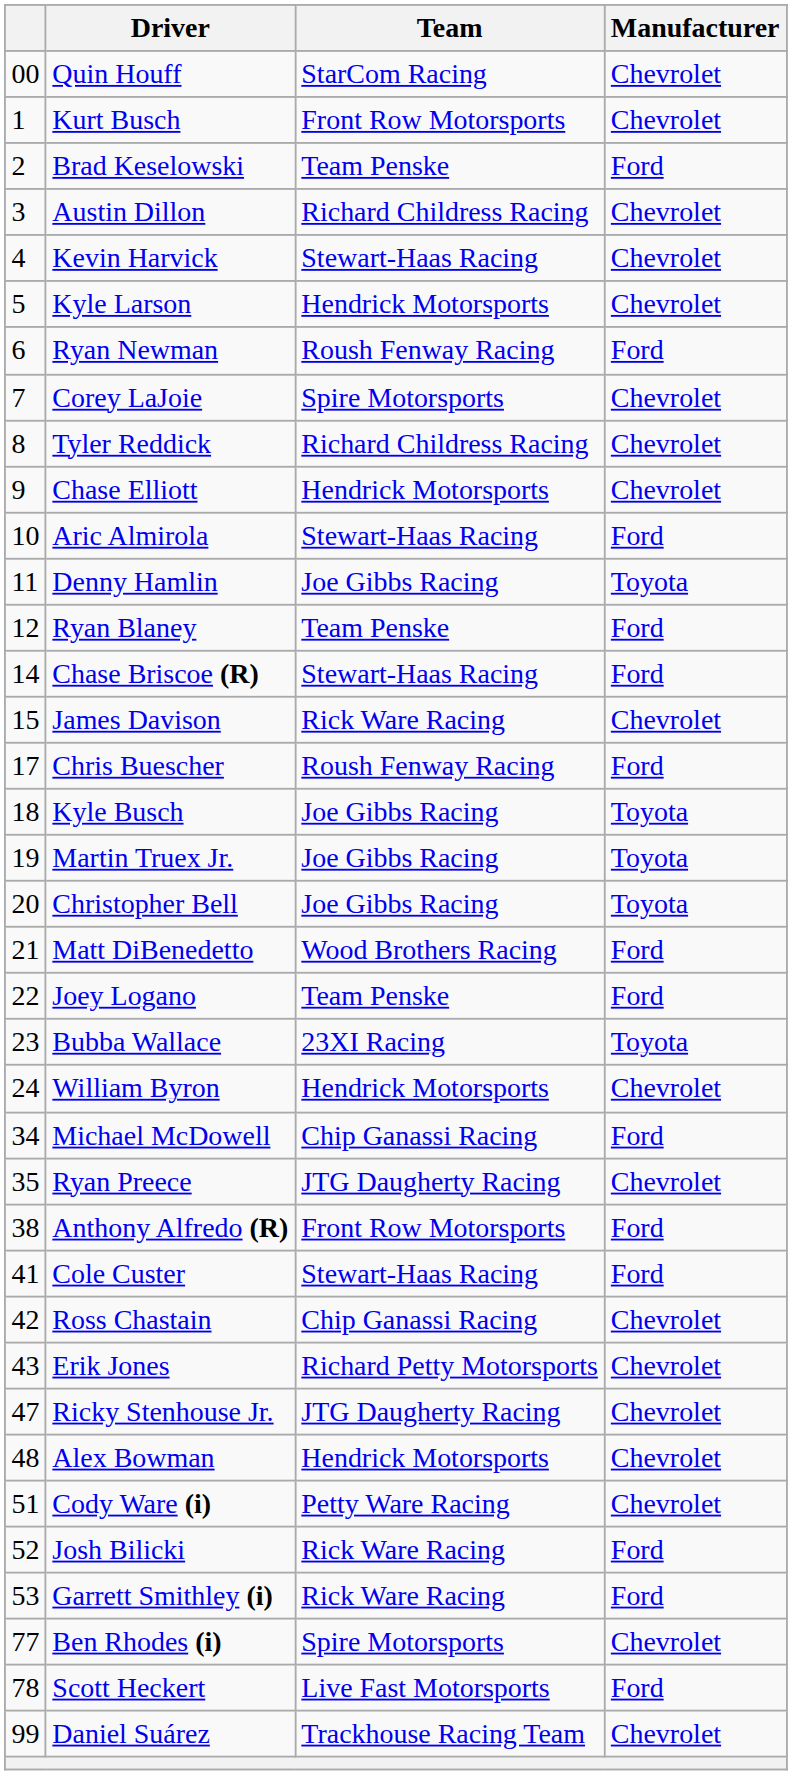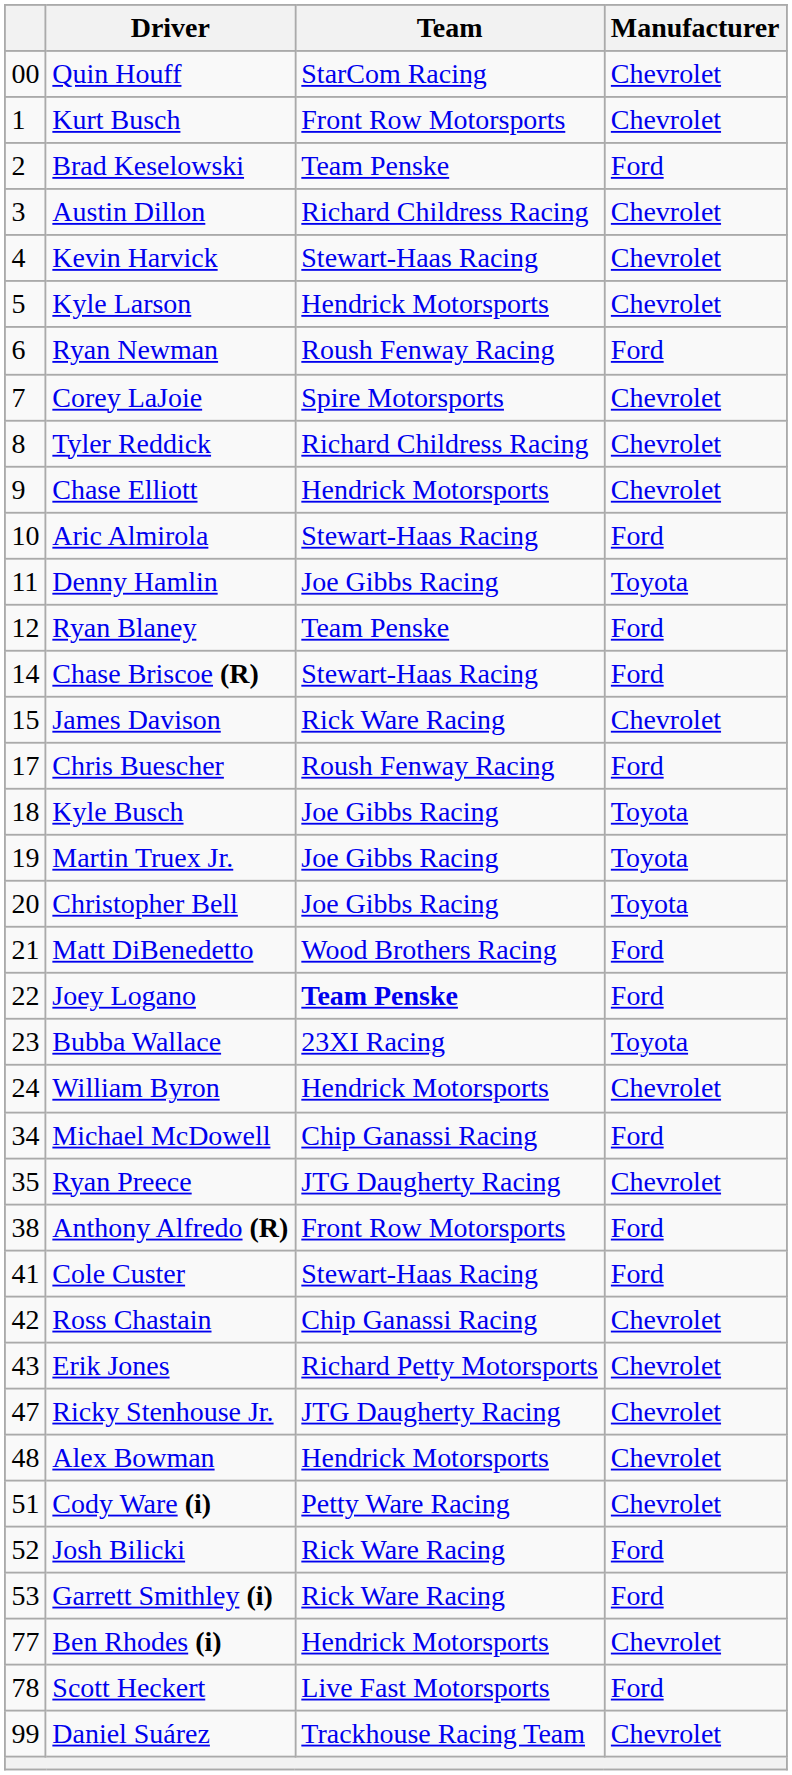(375, 996) normal -> (380, 996) bold
(403, 1641) Spire Motorsports -> (425, 1641) Hendrick Motorsports
